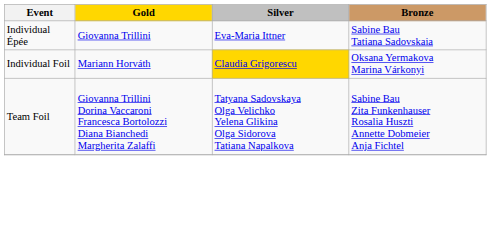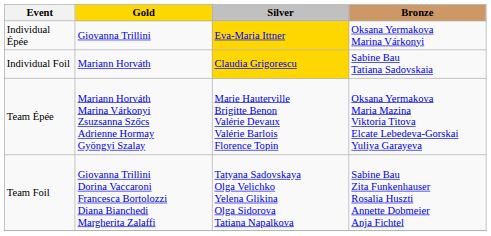(250, 35) no background -> (250, 35) gold background
(392, 35) Sabine Bau Tatiana Sadovskaia -> (392, 35) Oksana Yermakova Marina Várkonyi
(392, 64) Oksana Yermakova Marina Várkonyi -> (392, 64) Sabine Bau Tatiana Sadovskaia
+ row: (30, 116)
